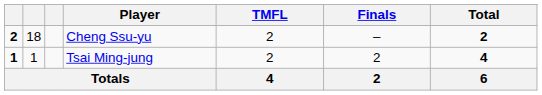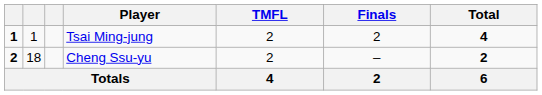rows swapped: (110, 57) <-> (109, 36)
